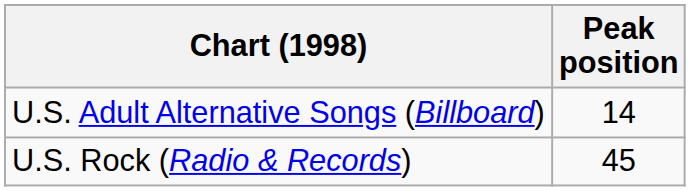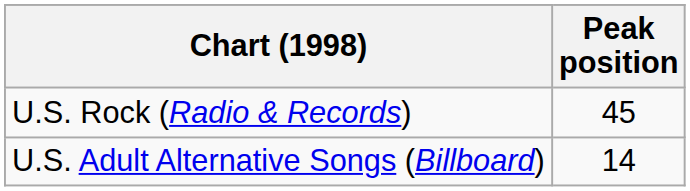rows swapped: (278, 112) <-> (212, 160)
